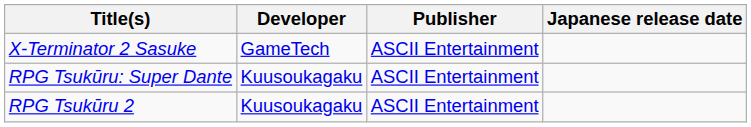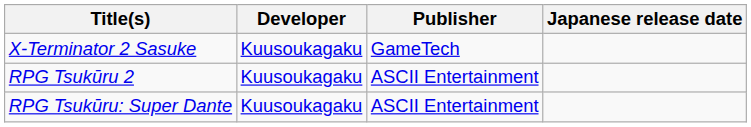(285, 48) GameTech -> (301, 48) Kuusoukagaku
(455, 48) ASCII Entertainment -> (415, 48) GameTech
rows swapped: (120, 77) <-> (71, 106)
